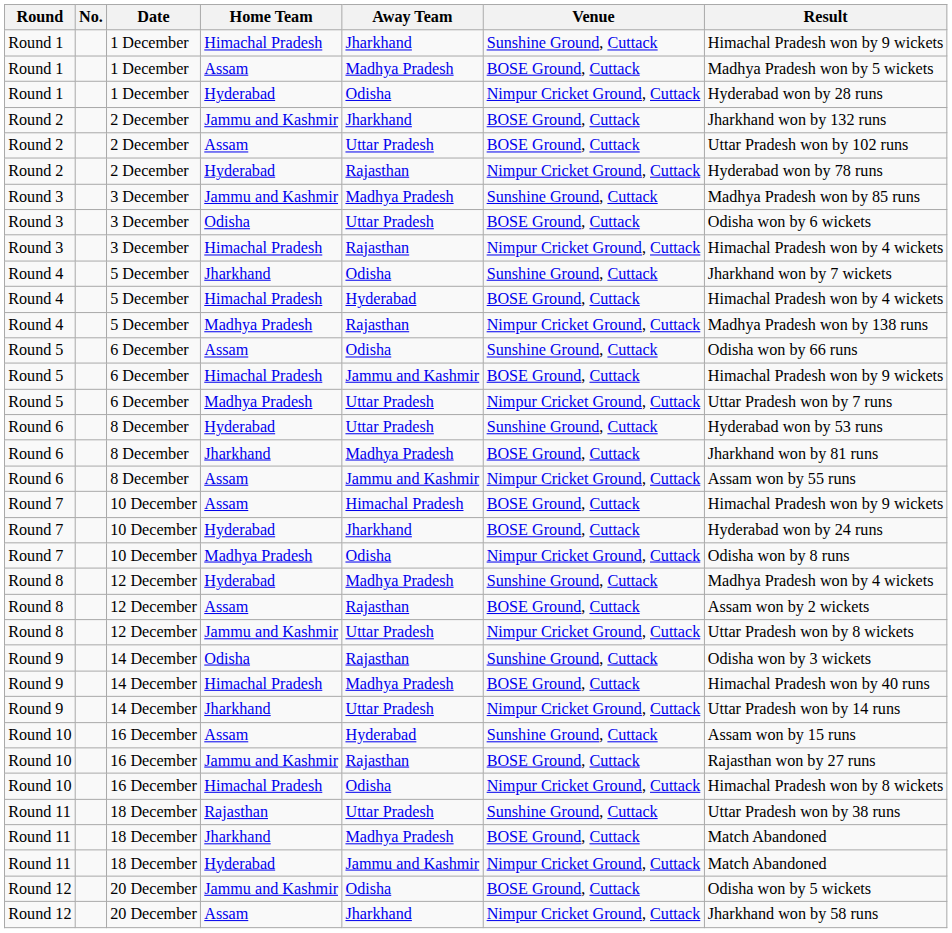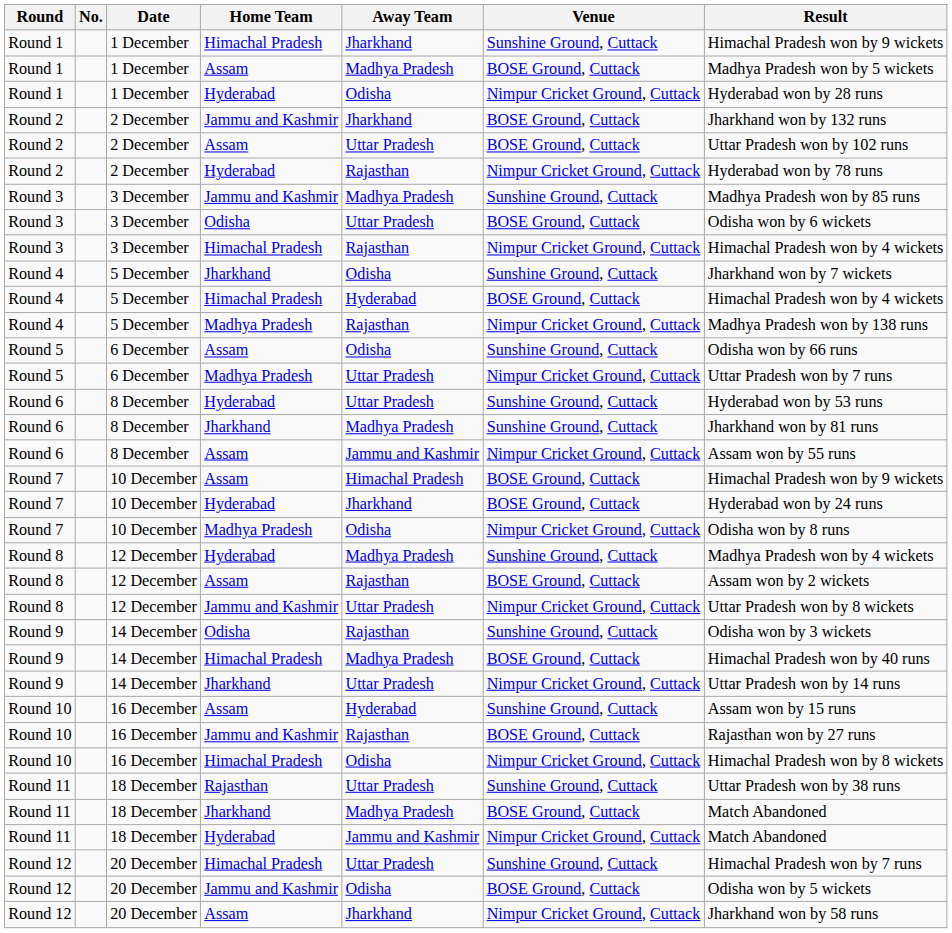- row: (36, 376)
(563, 453) BOSE Ground, Cuttack -> (572, 427) Sunshine Ground, Cuttack
+ row: (40, 863)
